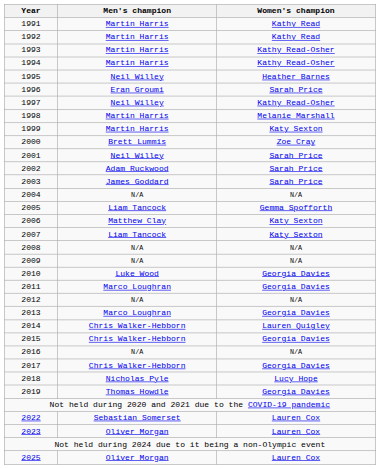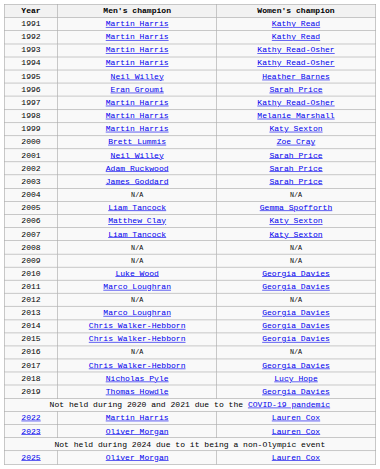(137, 103) Neil Willey -> (137, 103) Martin Harris
(296, 326) Lauren Quigley -> (296, 326) Georgia Davies
(137, 418) Sebastian Somerset -> (137, 418) Martin Harris
